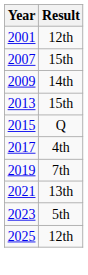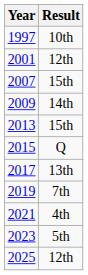+ row: (22, 37)
(61, 147) 4th -> (61, 170) 13th
(61, 192) 13th -> (61, 214) 4th
